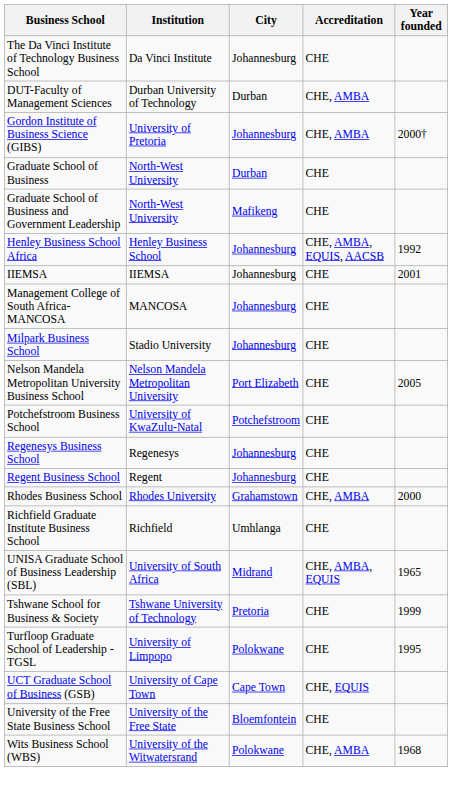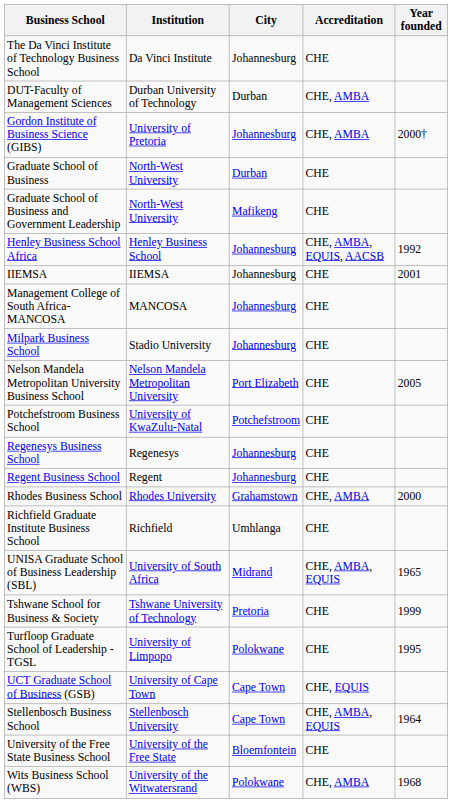+ row: (59, 719)
